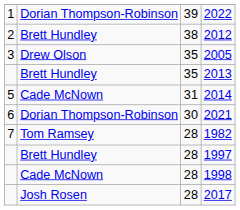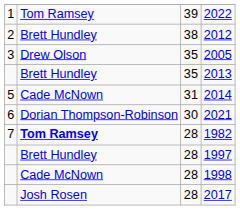(99, 14) Dorian Thompson-Robinson -> (57, 14) Tom Ramsey
(57, 134) normal -> (59, 134) bold
